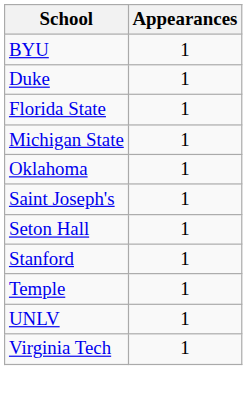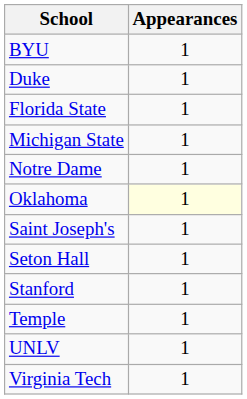+ row: (55, 169)
(185, 169) no background -> (185, 199) lightyellow background
